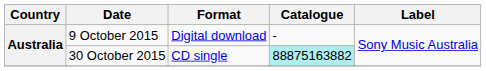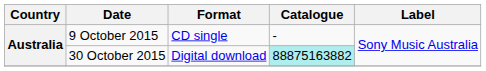(219, 35) Digital download -> (199, 35) CD single
(199, 55) CD single -> (219, 55) Digital download
